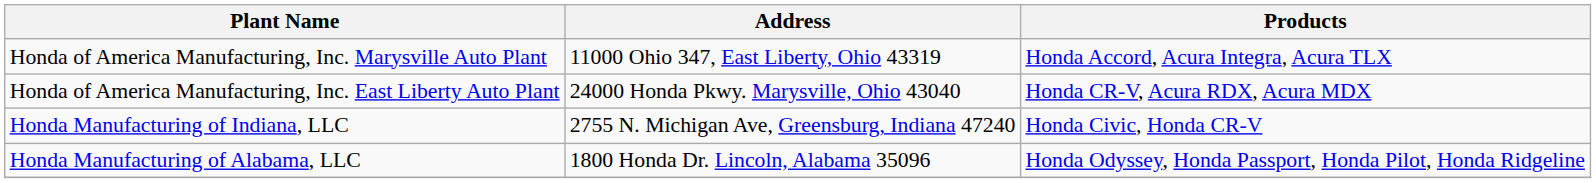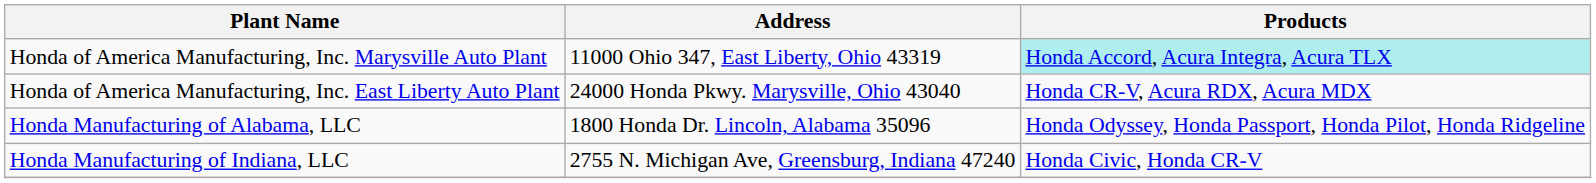(1209, 56) no background -> (1209, 56) paleturquoise background
rows swapped: (185, 159) <-> (179, 125)
